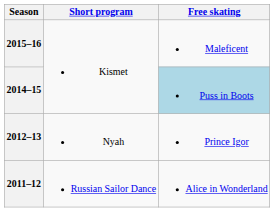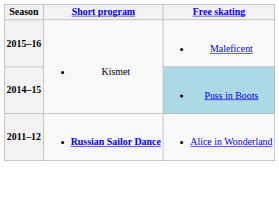- row: (24, 137)
(101, 189) normal -> (103, 142) bold
